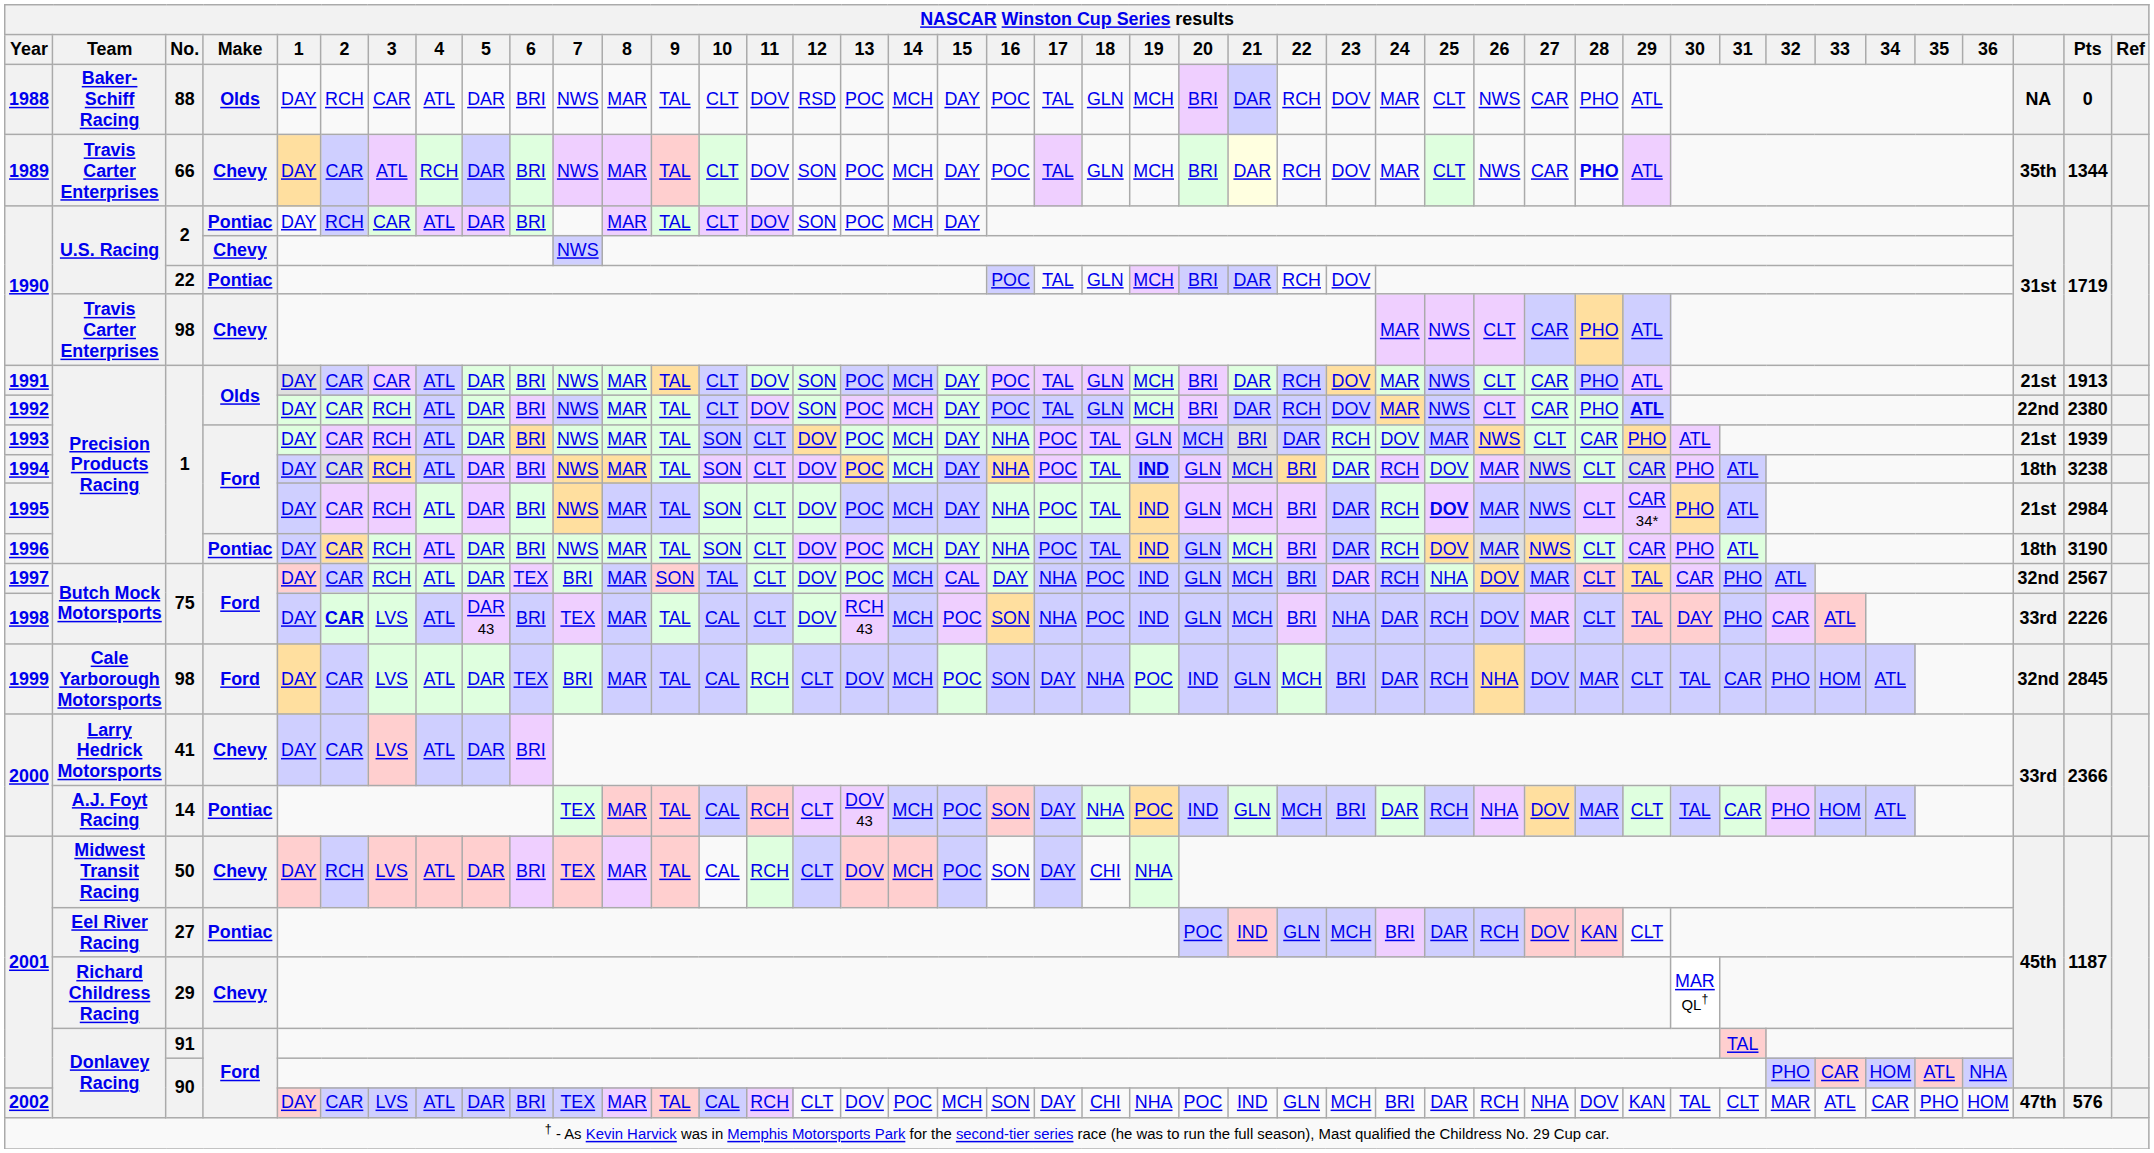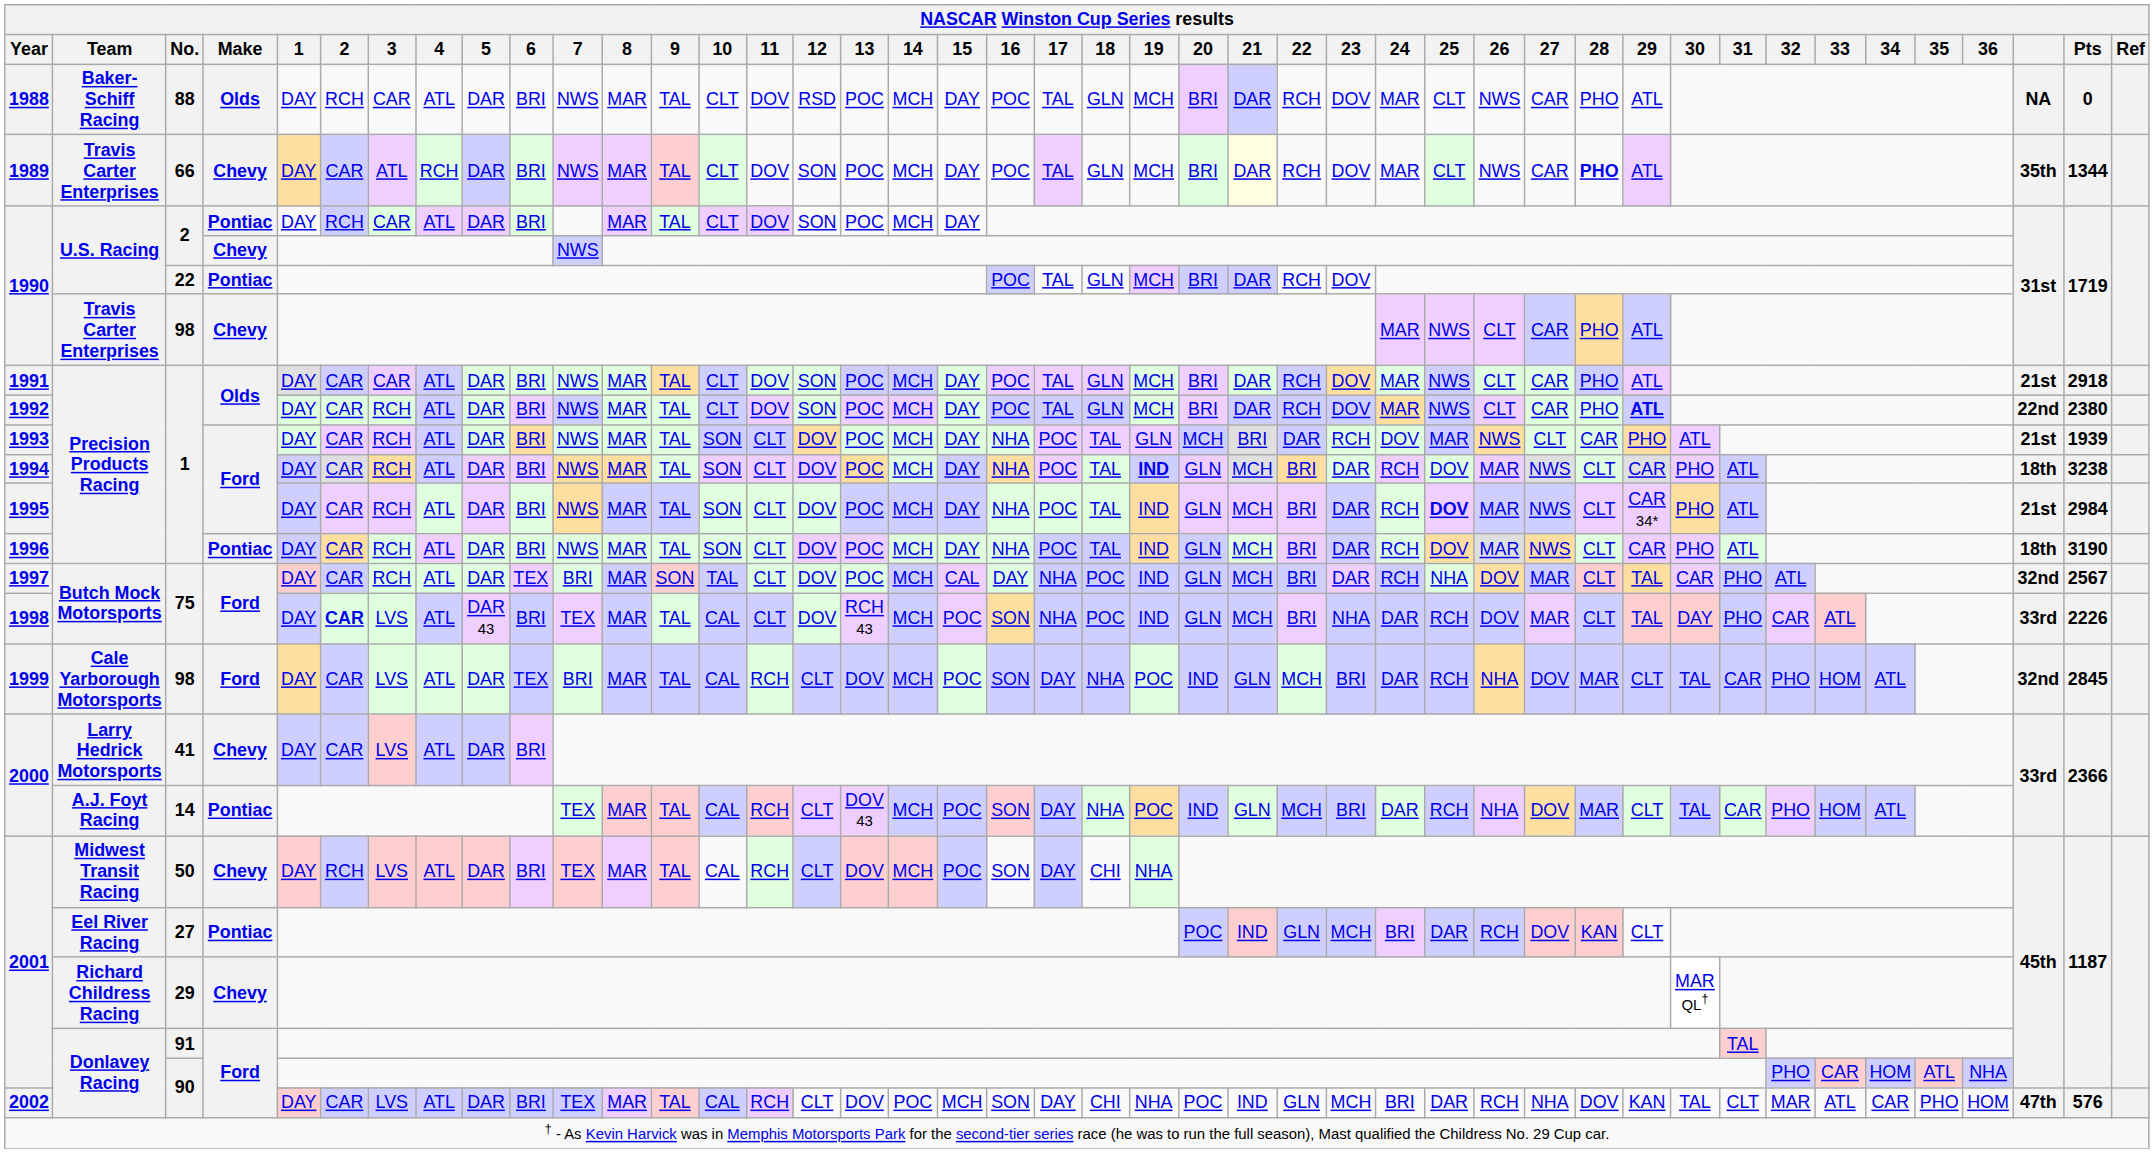(2088, 380) 1913 -> (2088, 380) 2918
